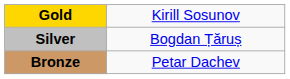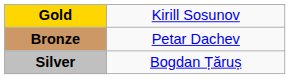rows swapped: (55, 39) <-> (55, 62)
